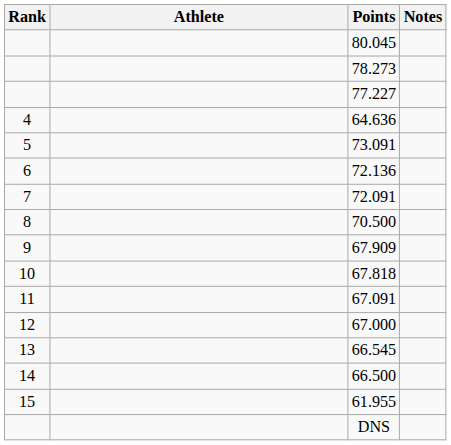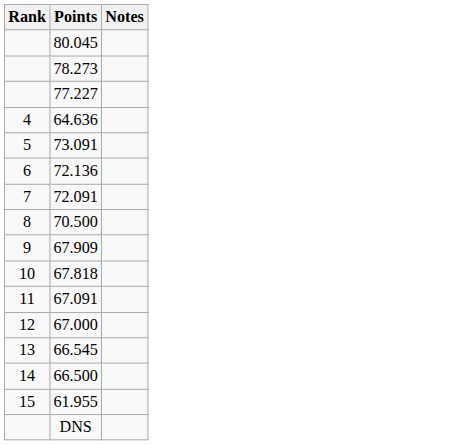- column: (199, 17)
